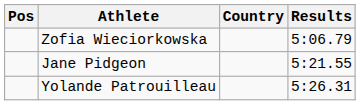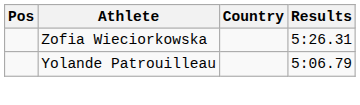(322, 40) 5:06.79 -> (322, 40) 5:26.31
- row: (94, 64)
(322, 88) 5:26.31 -> (322, 64) 5:06.79
